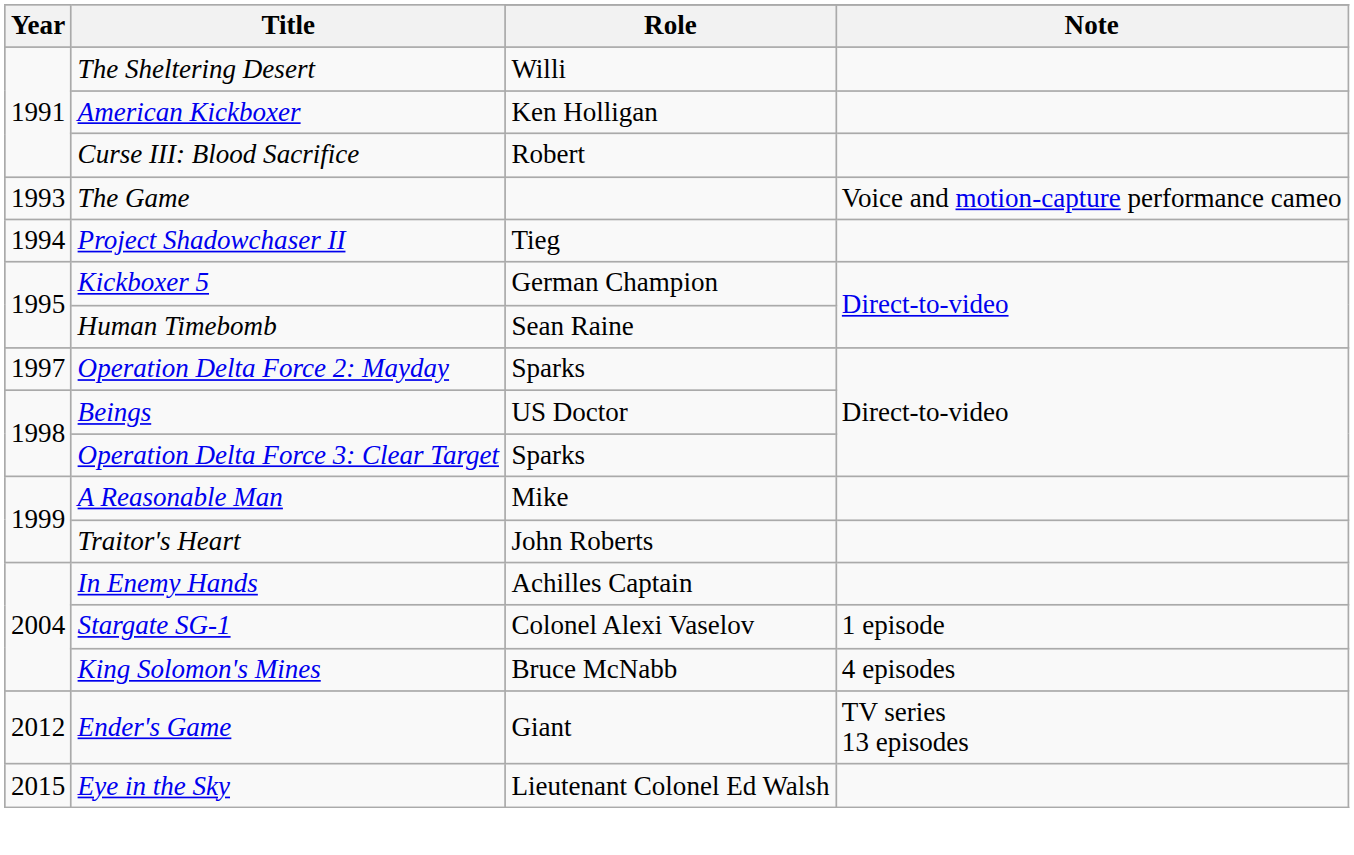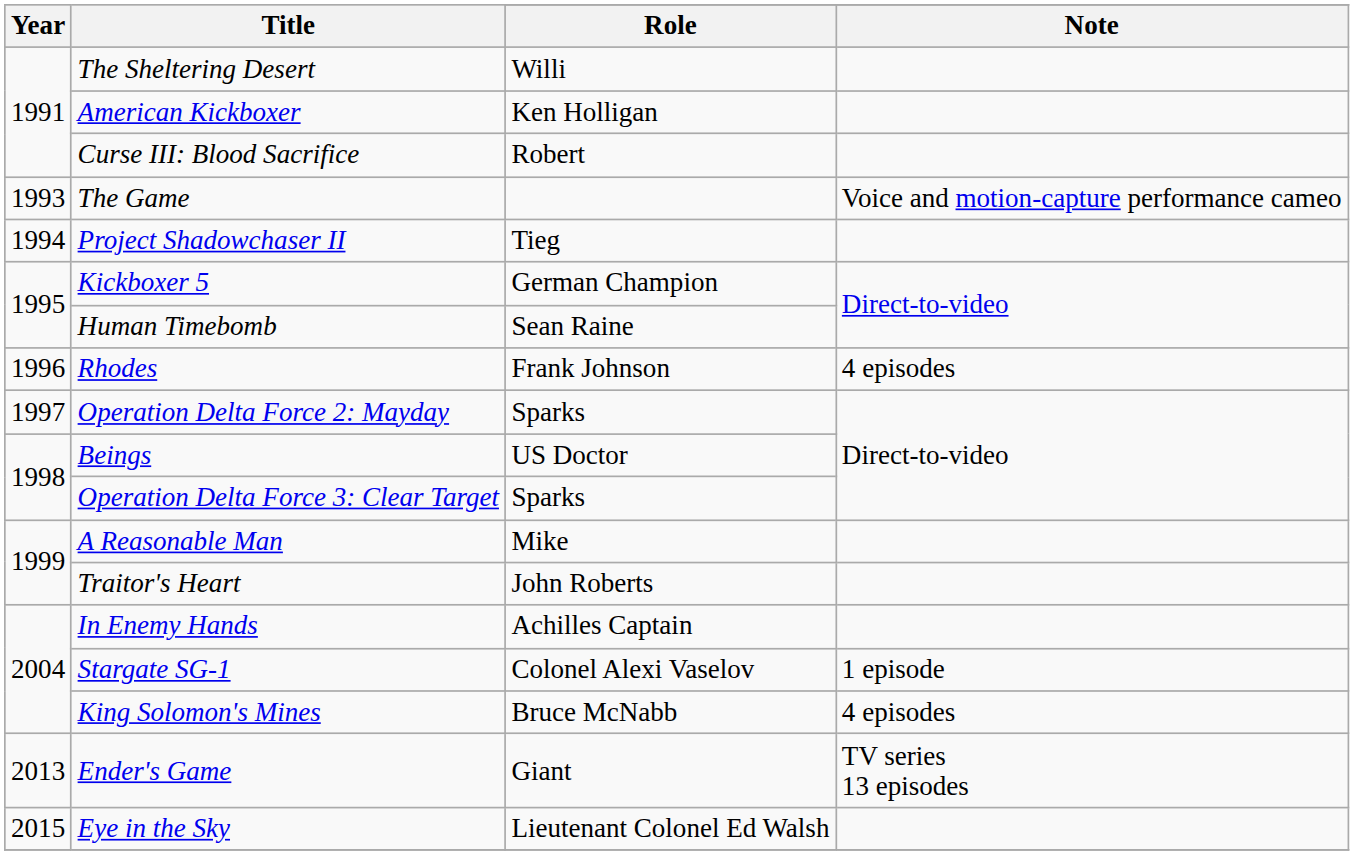+ row: (117, 369)
(38, 727) 2012 -> (38, 770) 2013
